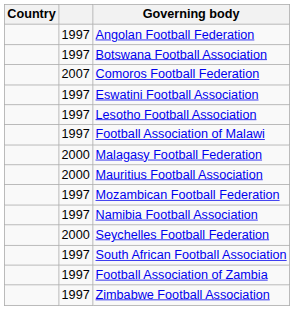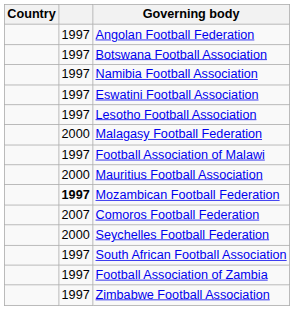rows swapped: (177, 74) <-> (177, 214)
rows swapped: (179, 154) <-> (180, 134)
(76, 194) normal -> (76, 194) bold
